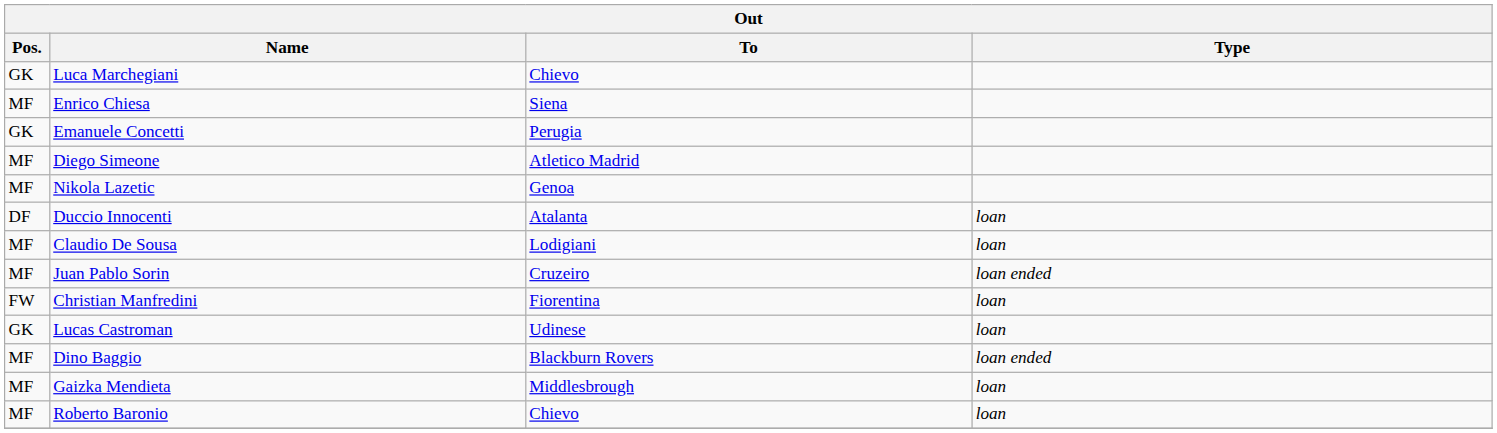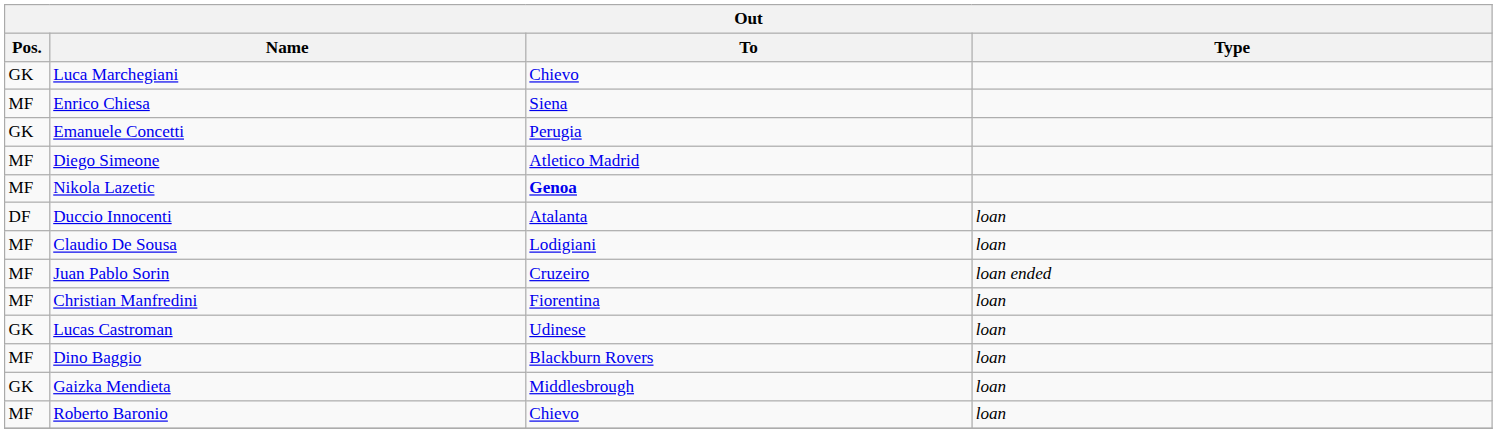(552, 188) normal -> (553, 188) bold
(21, 301) FW -> (21, 301) MF
(1014, 358) loan ended -> (991, 358) loan
(21, 386) MF -> (21, 386) GK
